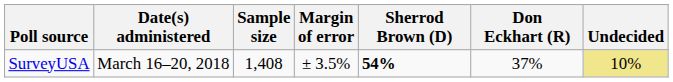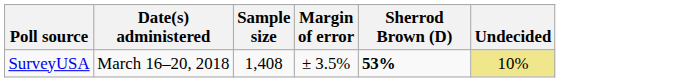- column: (527, 27)
(379, 63) 54% -> (379, 63) 53%
